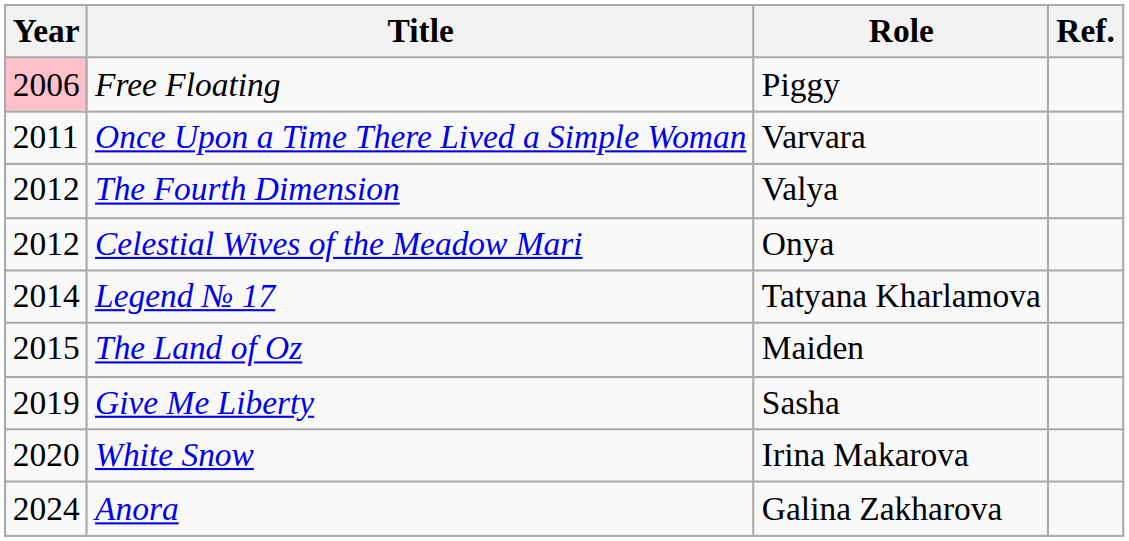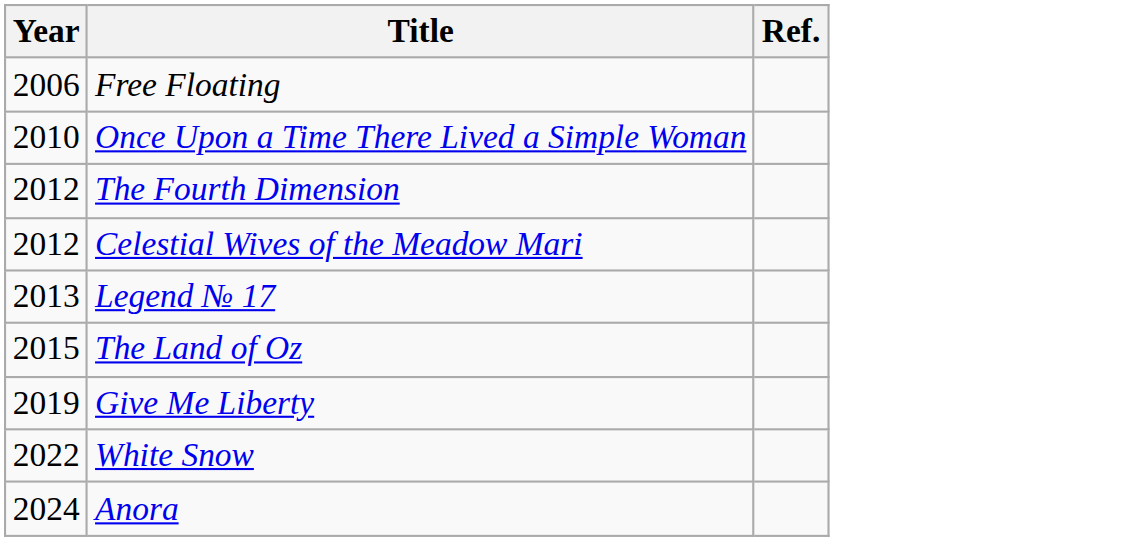- column: (901, 31)
(46, 84) pink background -> (46, 84) no background
(46, 137) 2011 -> (46, 137) 2010
(46, 296) 2014 -> (46, 296) 2013
(46, 455) 2020 -> (46, 455) 2022
